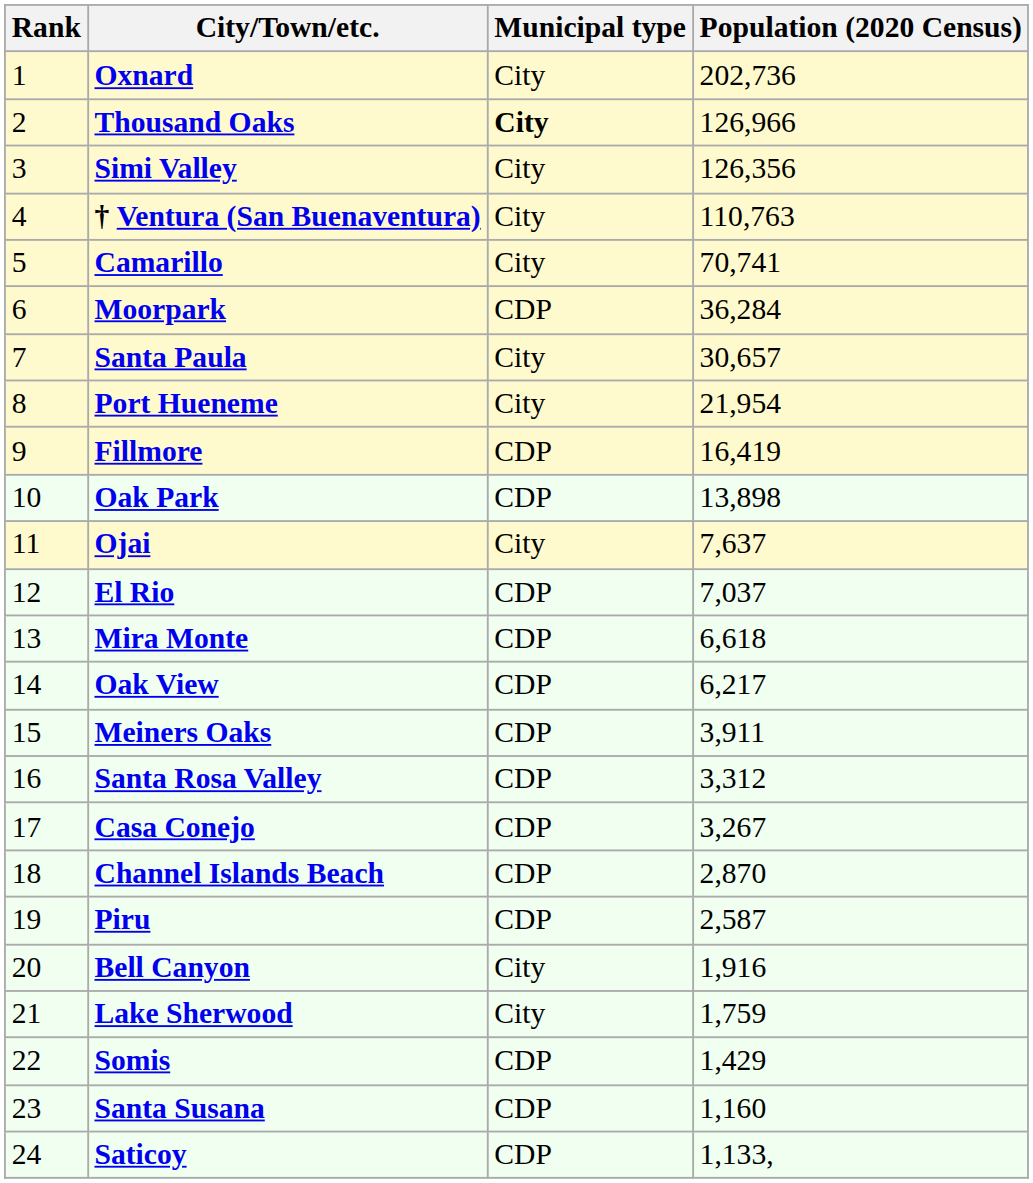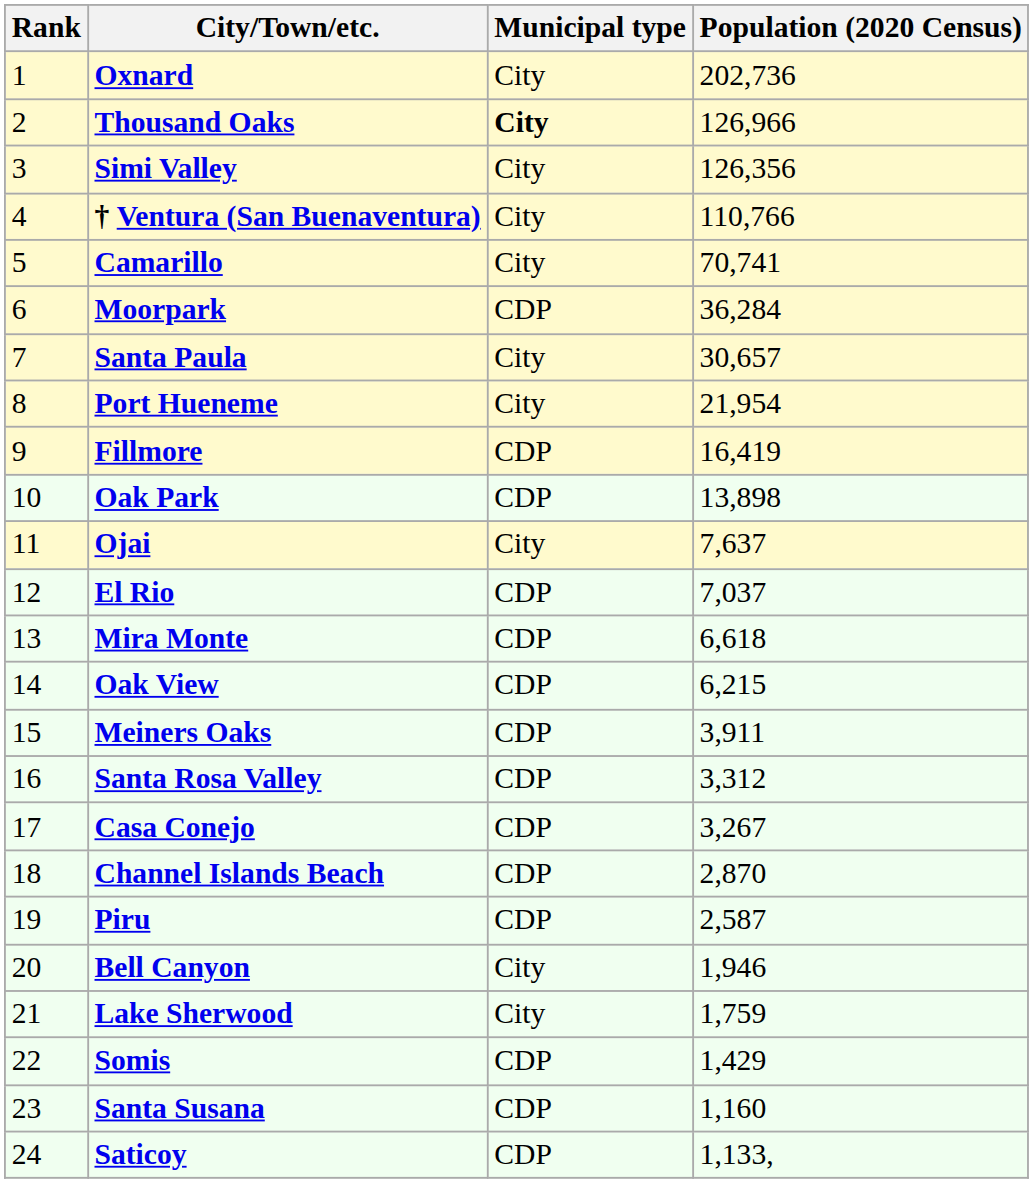(747, 215) 110,763 -> (747, 215) 110,766
(733, 685) 6,217 -> (733, 685) 6,215
(733, 966) 1,916 -> (733, 966) 1,946
